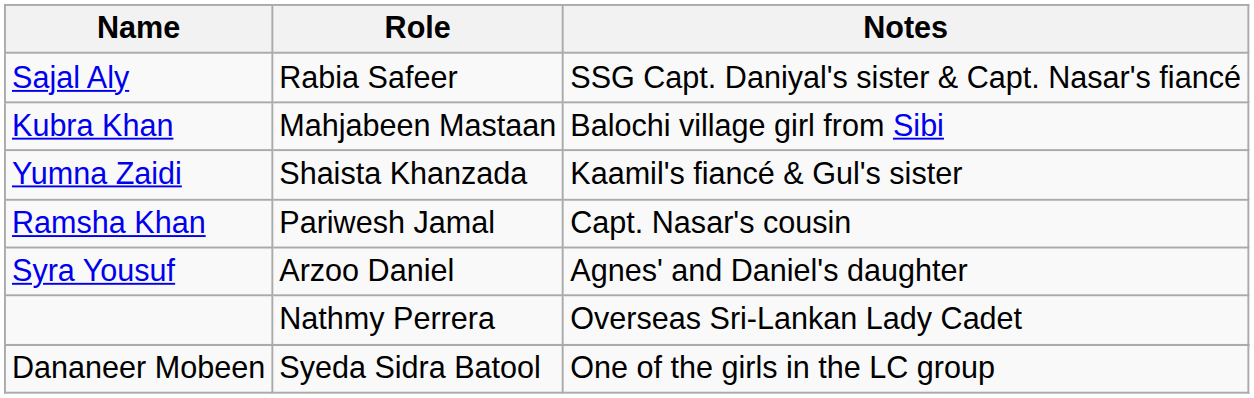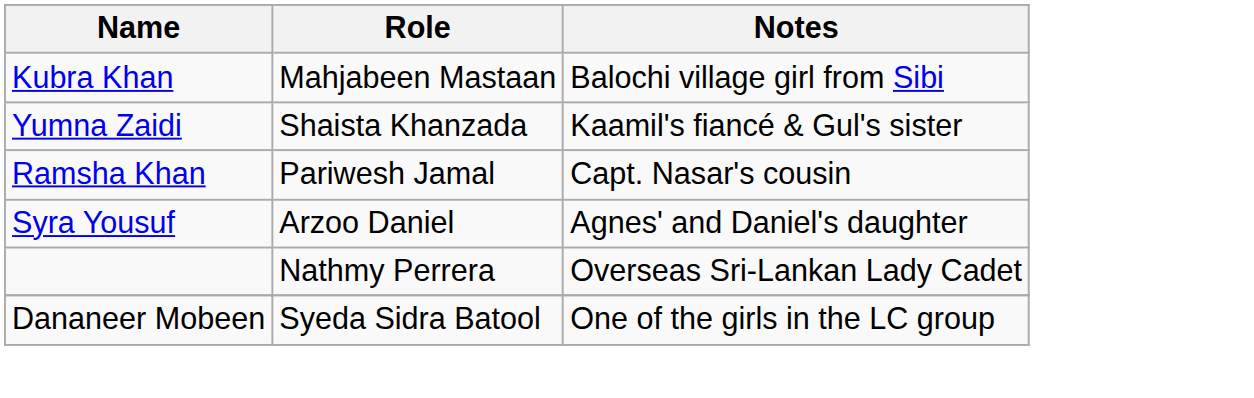- row: (71, 77)
